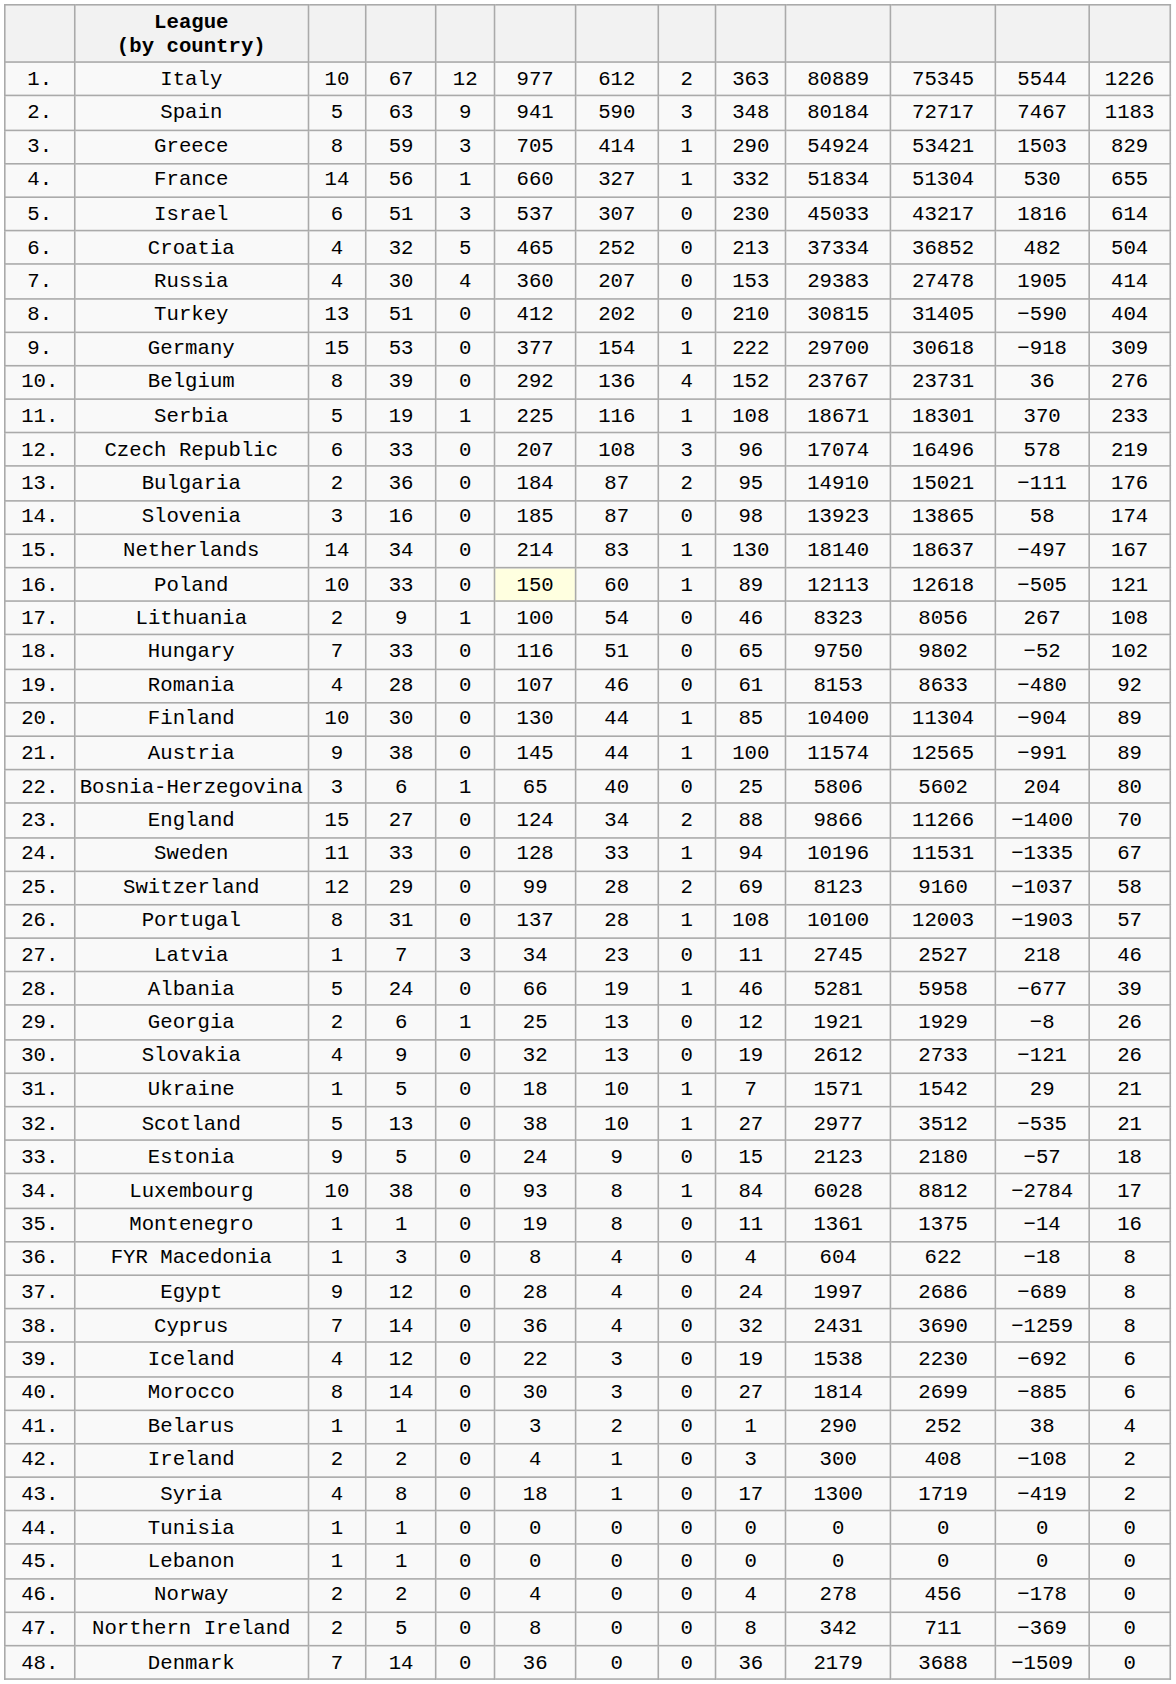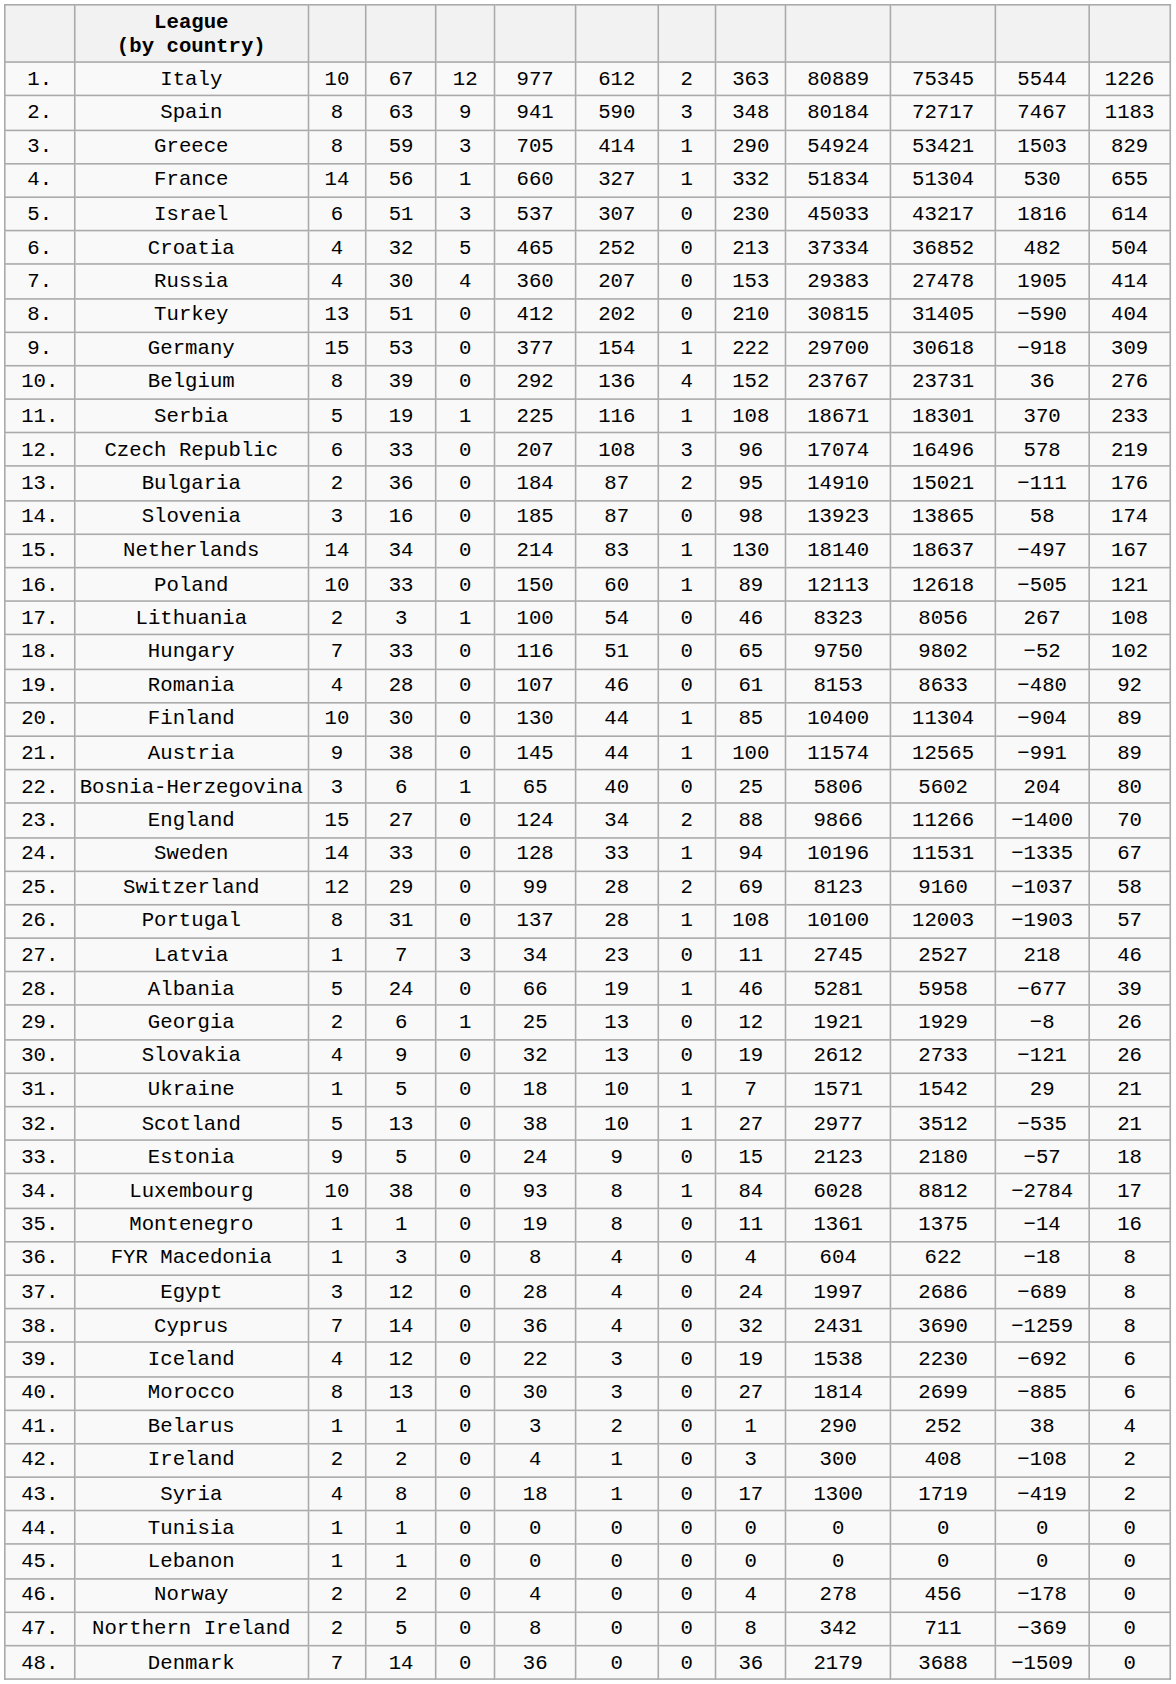(337, 113) 5 -> (337, 113) 8
(535, 584) lightyellow background -> (535, 584) no background
(401, 618) 9 -> (401, 618) 3
(337, 854) 11 -> (337, 854) 14
(337, 1292) 9 -> (337, 1292) 3
(401, 1393) 14 -> (401, 1393) 13
